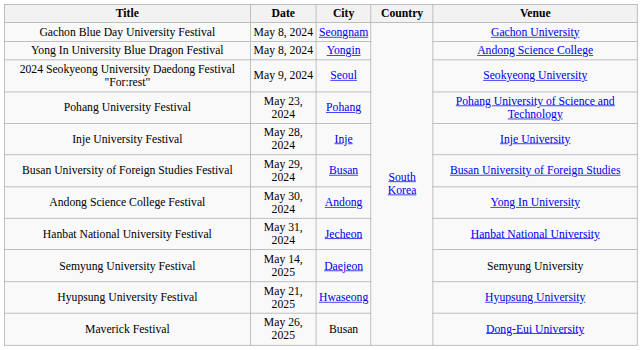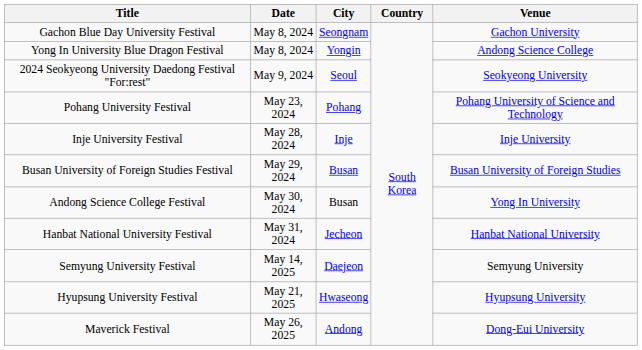(344, 202) Andong -> (344, 202) Busan
(344, 329) Busan -> (344, 329) Andong
